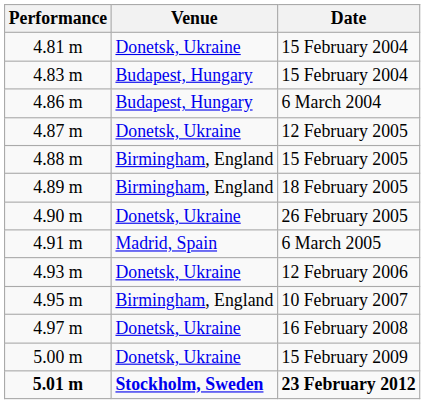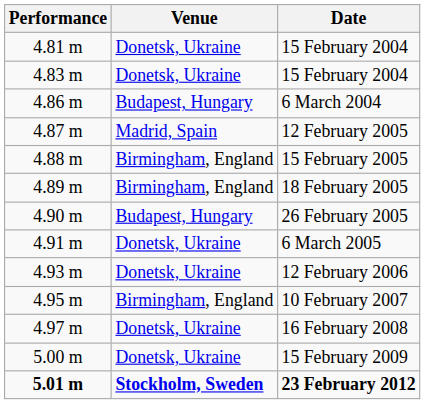(184, 74) Budapest, Hungary -> (178, 74) Donetsk, Ukraine
(178, 131) Donetsk, Ukraine -> (166, 131) Madrid, Spain
(178, 215) Donetsk, Ukraine -> (184, 215) Budapest, Hungary
(166, 243) Madrid, Spain -> (178, 243) Donetsk, Ukraine
